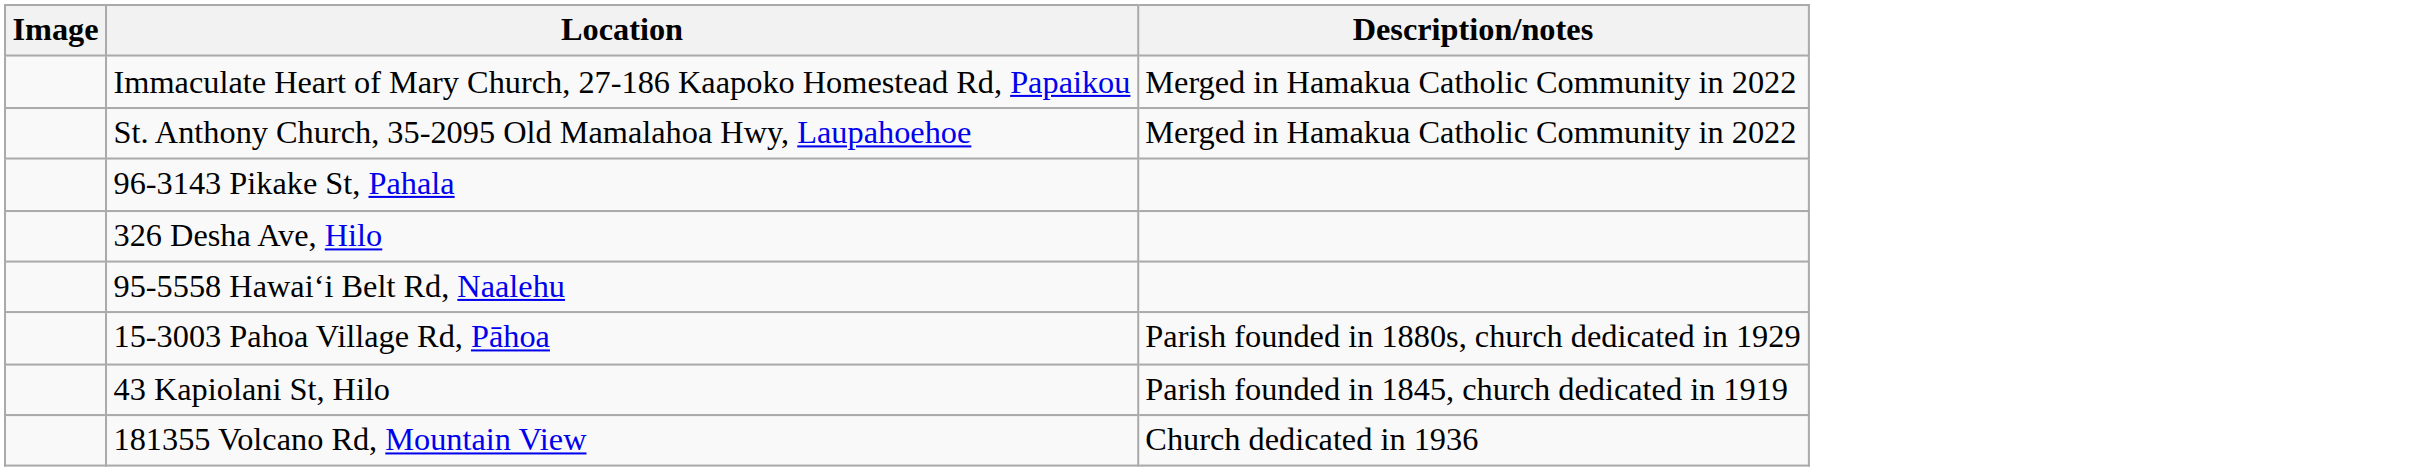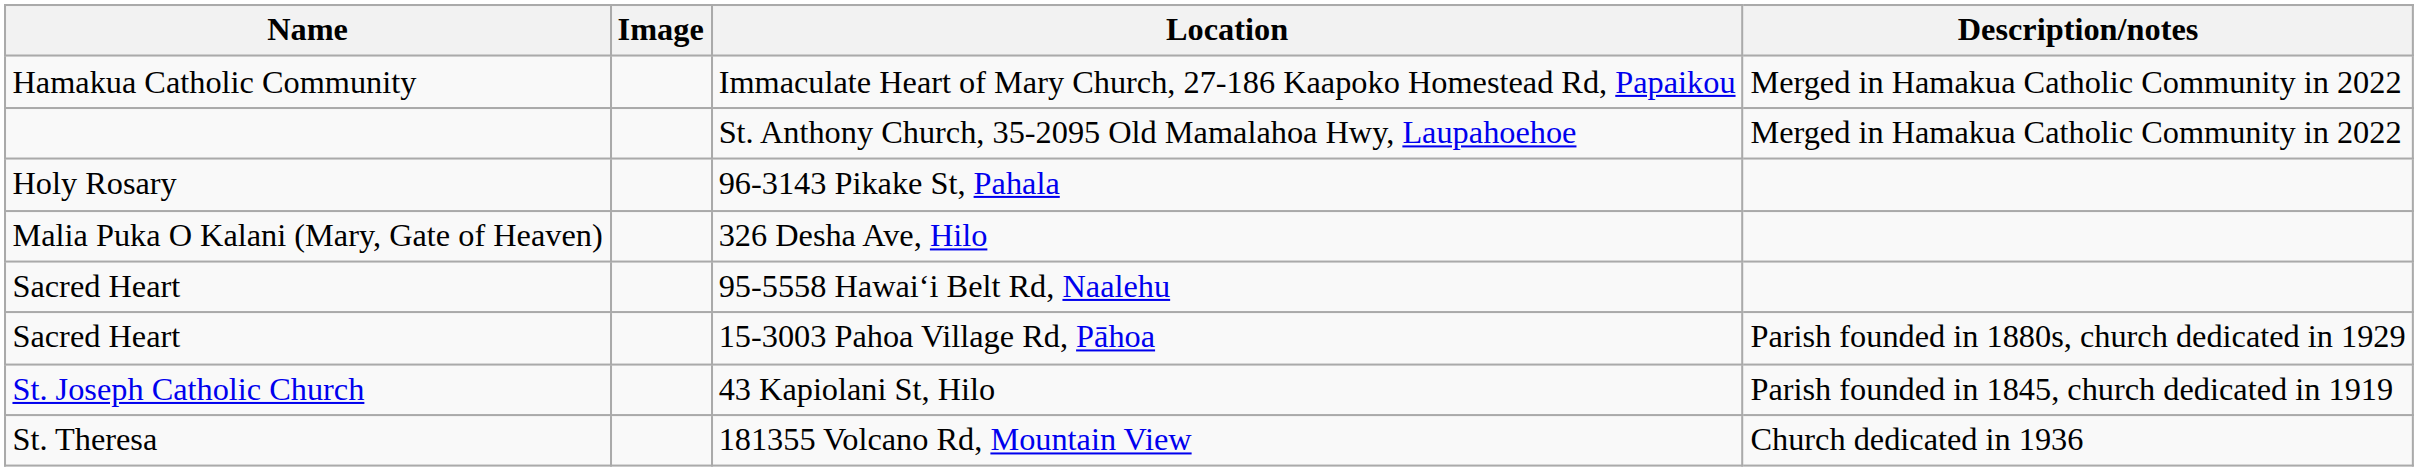+ column: (308, 30)
